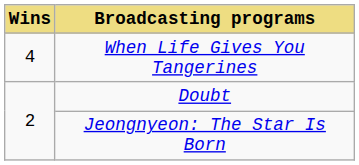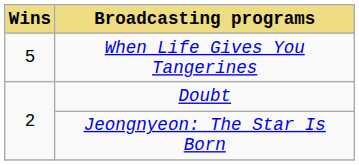(30, 58) 4 -> (30, 58) 5
